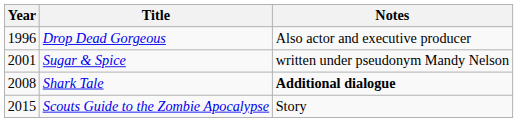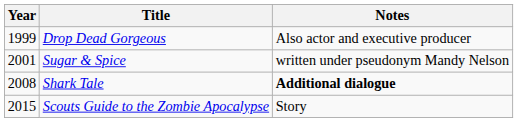(22, 38) 1996 -> (22, 38) 1999
